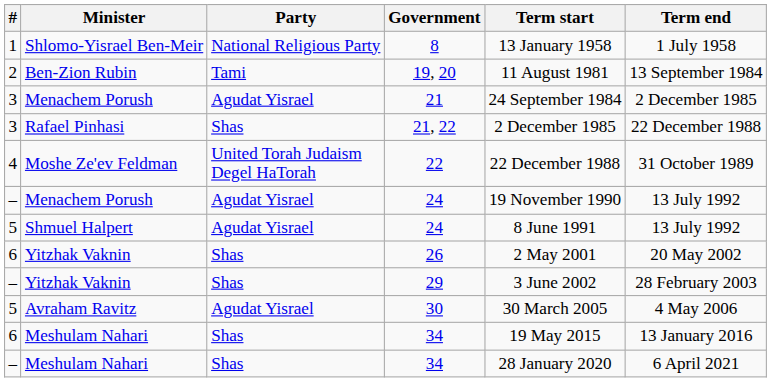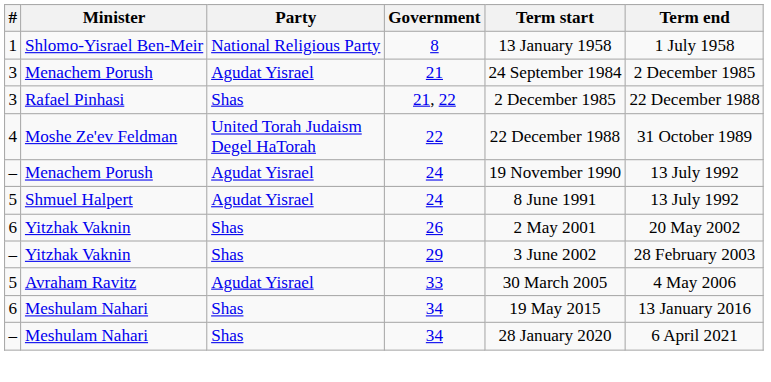- row: (13, 72)
(434, 308) 30 -> (434, 281) 33
